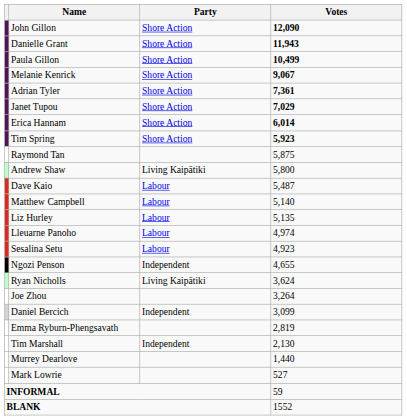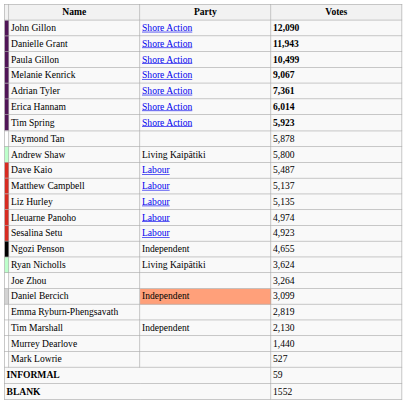- row: (34, 107)
(284, 154) 5,875 -> (284, 138) 5,878
(284, 202) 5,140 -> (284, 186) 5,137
(166, 312) no background -> (166, 296) lightsalmon background
